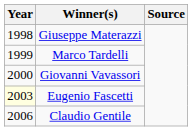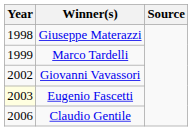(20, 75) 2000 -> (20, 75) 2002
